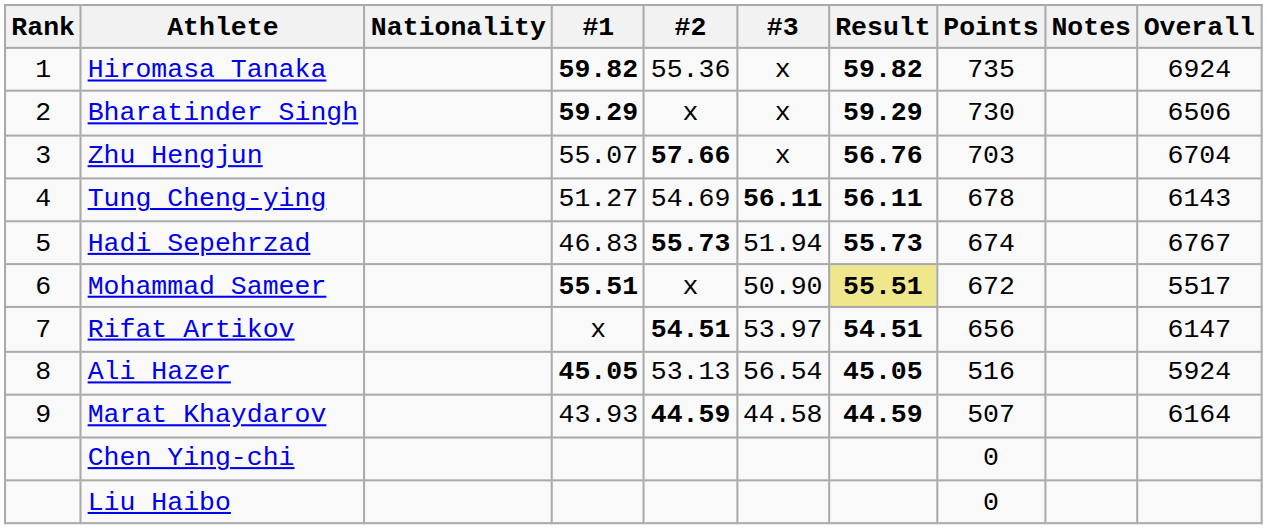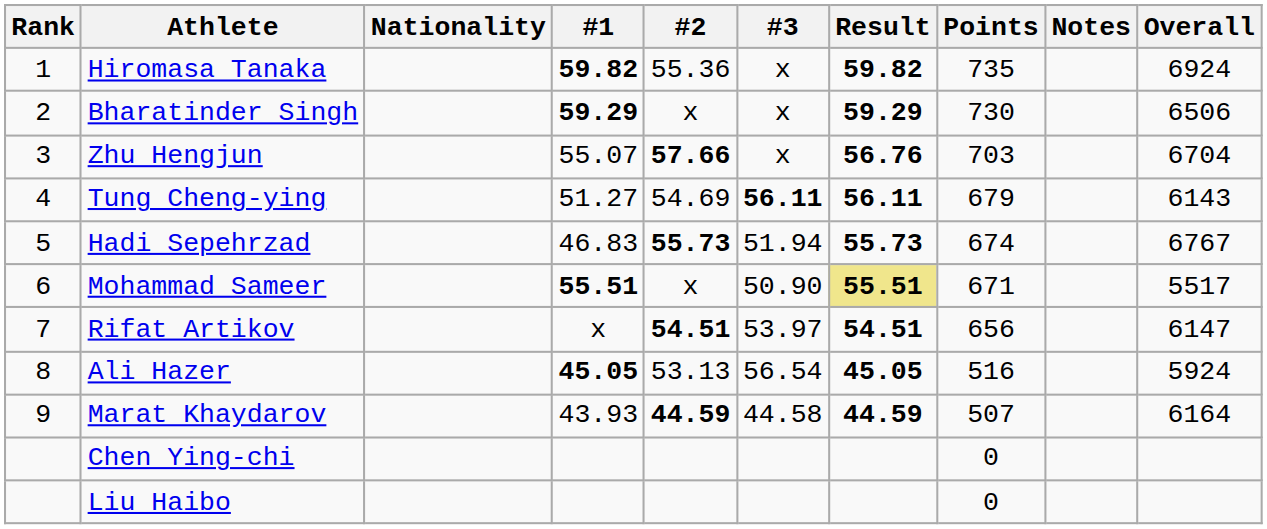(991, 200) 678 -> (991, 200) 679
(991, 286) 672 -> (991, 286) 671
